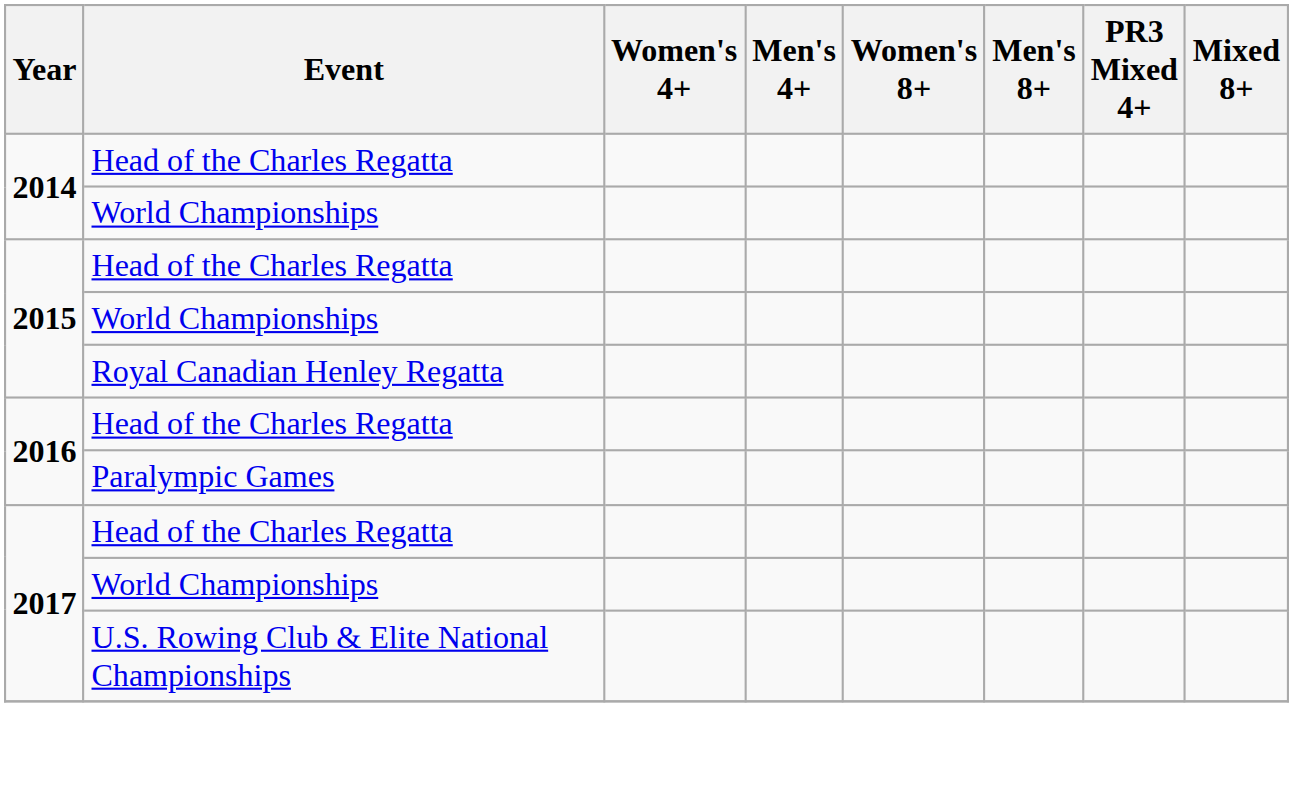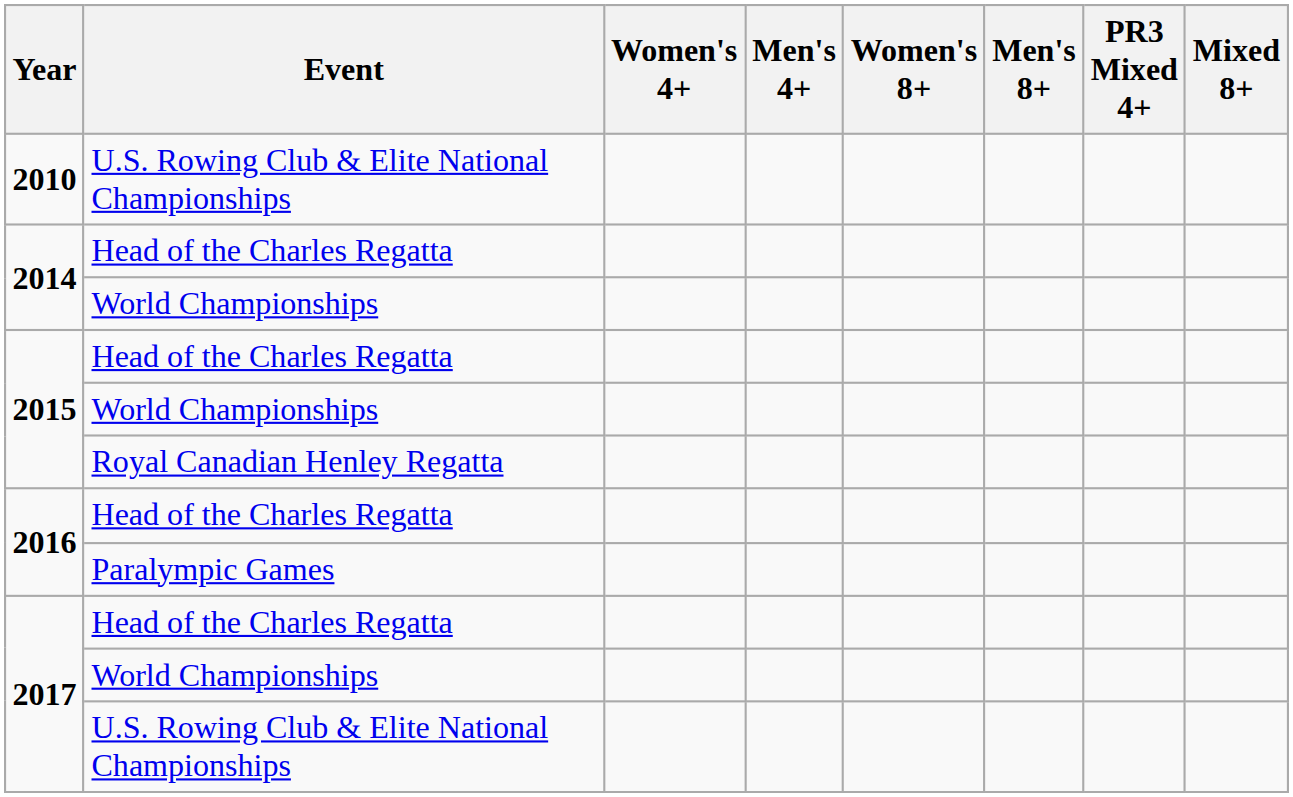+ row: (45, 178)
